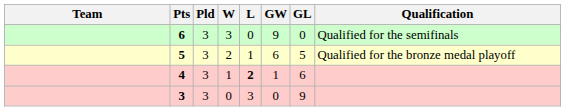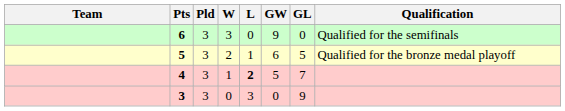(276, 75) 1 -> (276, 75) 5
(302, 75) 6 -> (302, 75) 7
